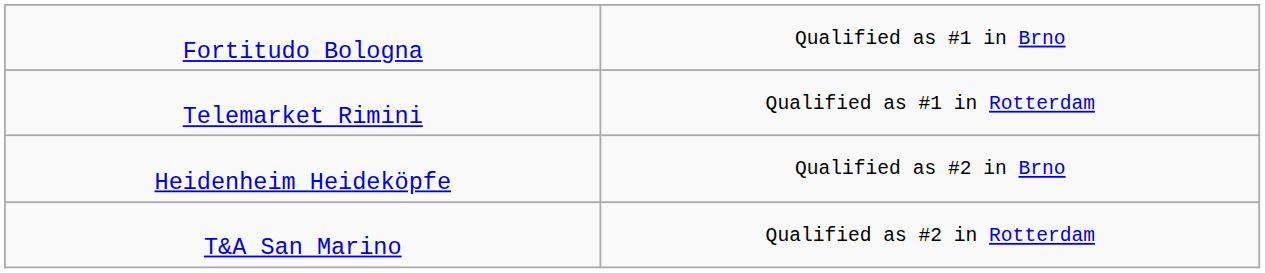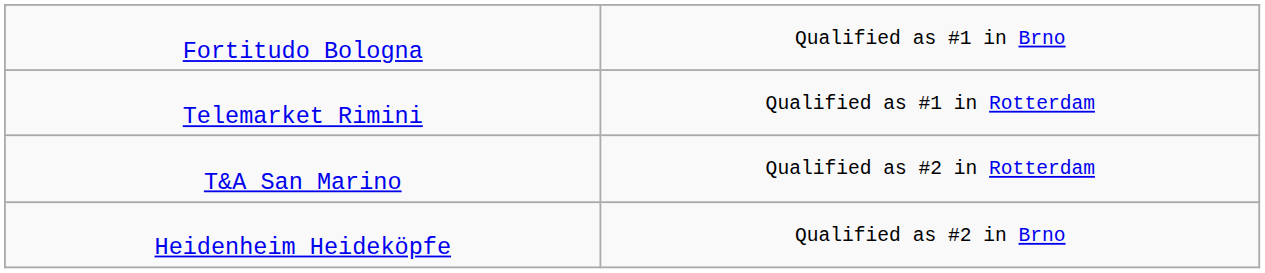rows swapped: (303, 182) <-> (303, 248)
